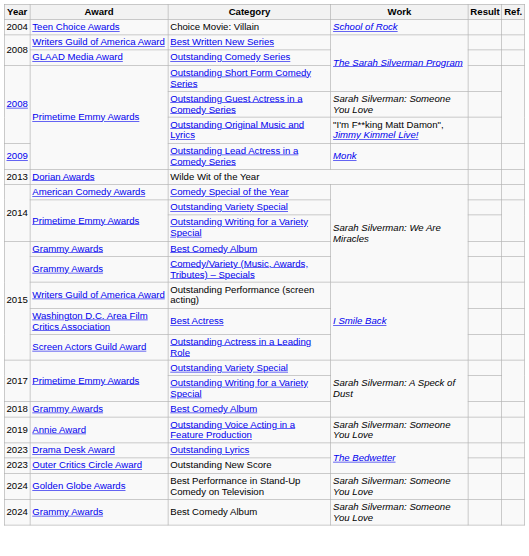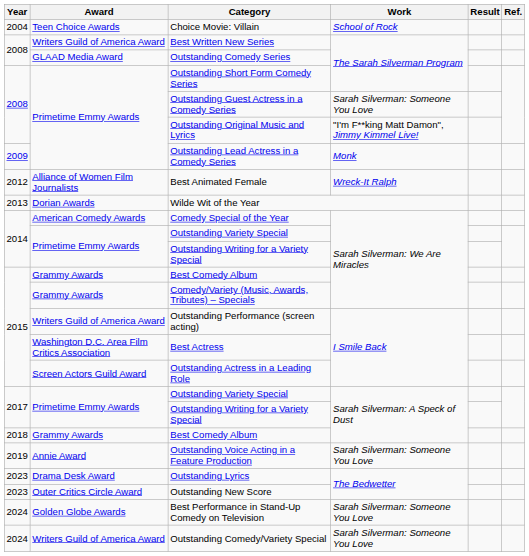+ row: (17, 182)
+ row: (17, 538)
- row: (17, 512)
